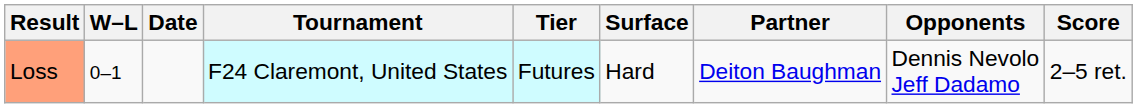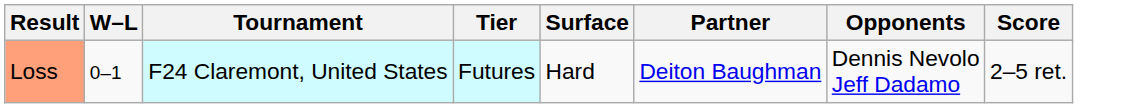- column: (173, 22)
